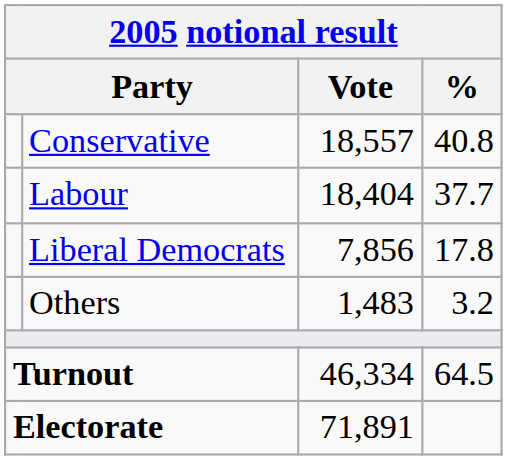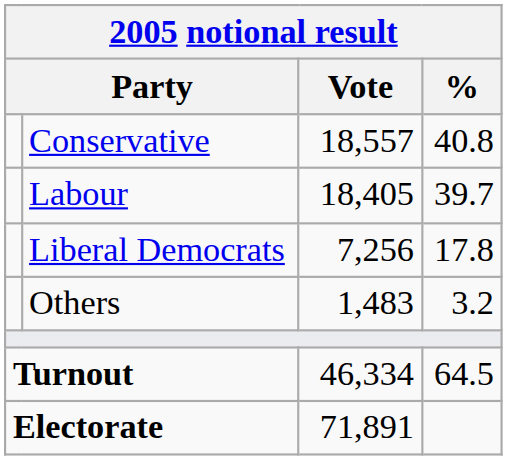(367, 194) 18,404 -> (367, 194) 18,405
(464, 194) 37.7 -> (464, 194) 39.7
(375, 248) 7,856 -> (375, 248) 7,256
